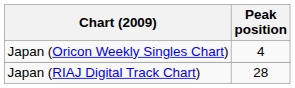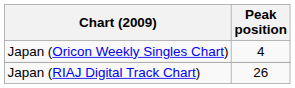(261, 72) 28 -> (261, 72) 26
